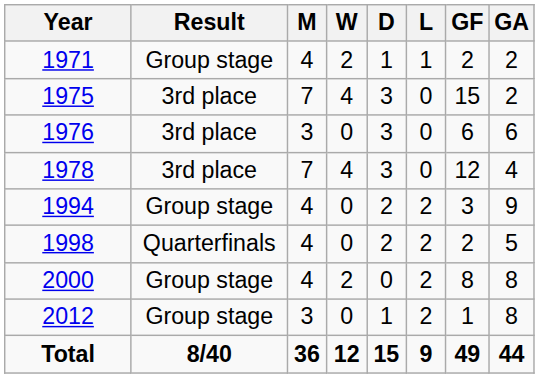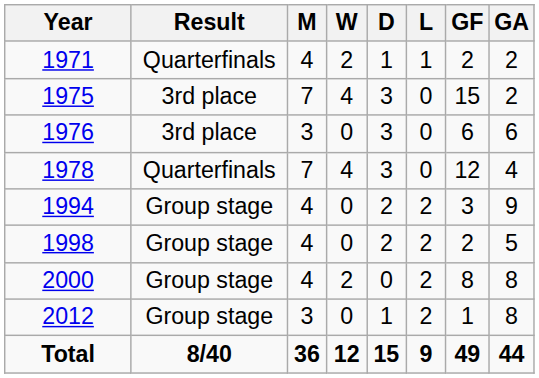(209, 59) Group stage -> (209, 59) Quarterfinals
(209, 170) 3rd place -> (209, 170) Quarterfinals
(209, 243) Quarterfinals -> (209, 243) Group stage
